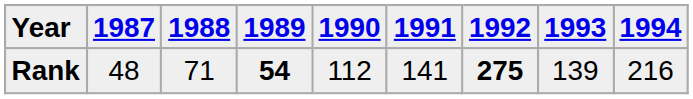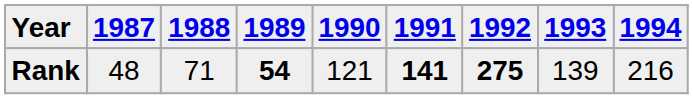(350, 71) 112 -> (350, 71) 121
(425, 71) normal -> (425, 71) bold
